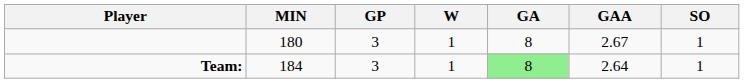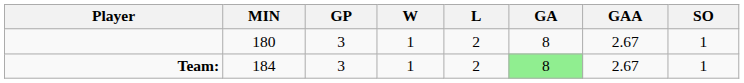+ column: (476, 16)
(615, 66) 2.64 -> (625, 66) 2.67
